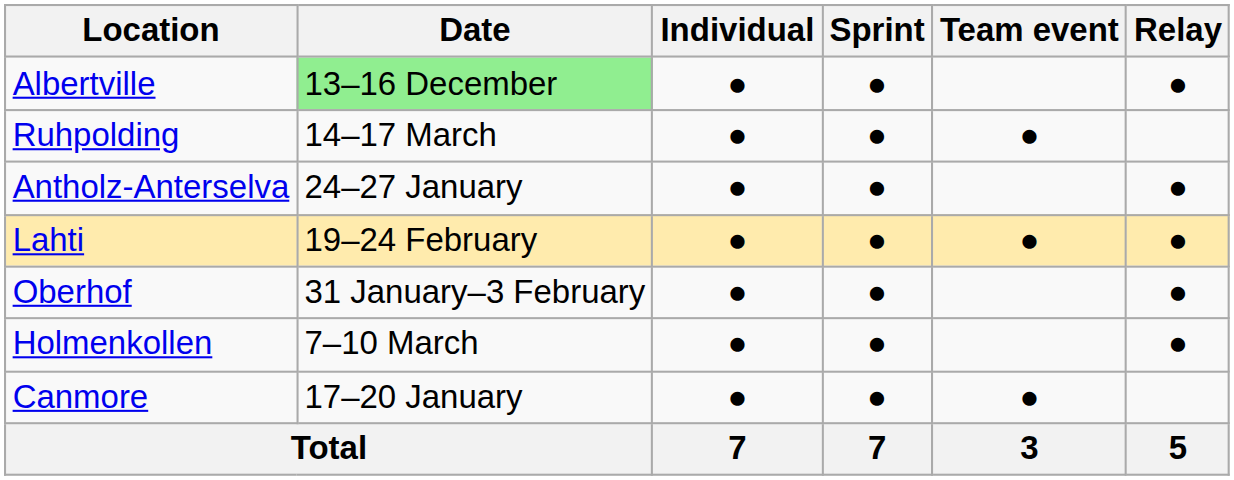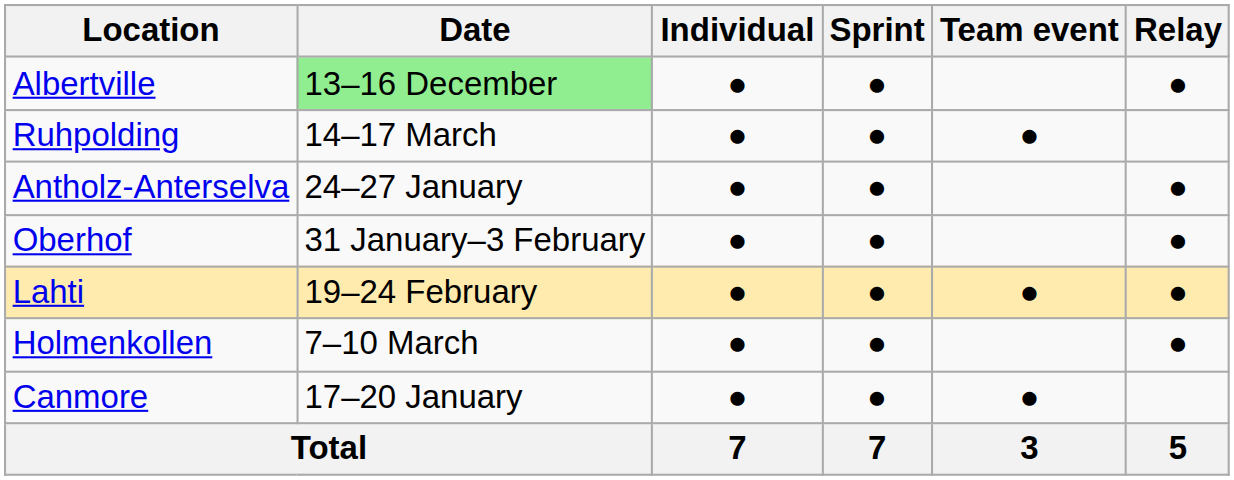rows swapped: (72, 291) <-> (48, 239)
